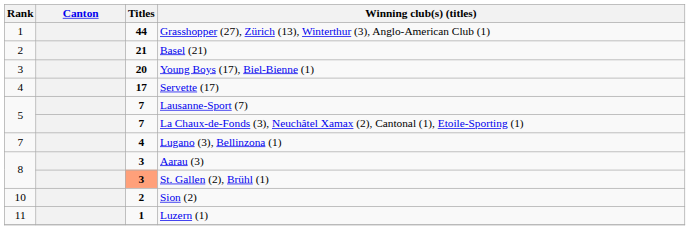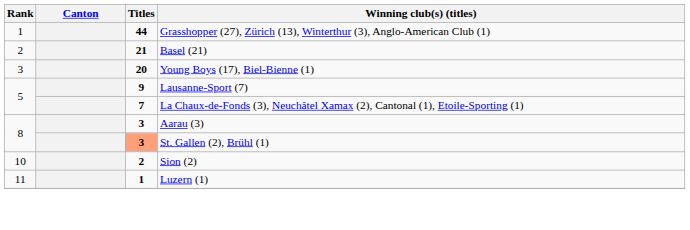- row: (189, 86)
(141, 105) 7 -> (141, 86) 9
- row: (221, 141)
